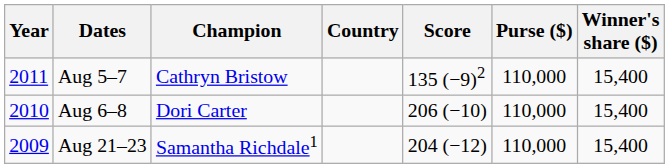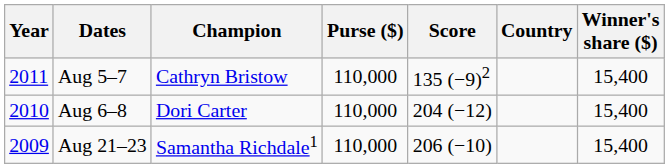columns swapped: (363, 31) <-> (534, 31)
(447, 110) 206 (−10) -> (452, 110) 204 (−12)
(447, 144) 204 (−12) -> (452, 144) 206 (−10)
